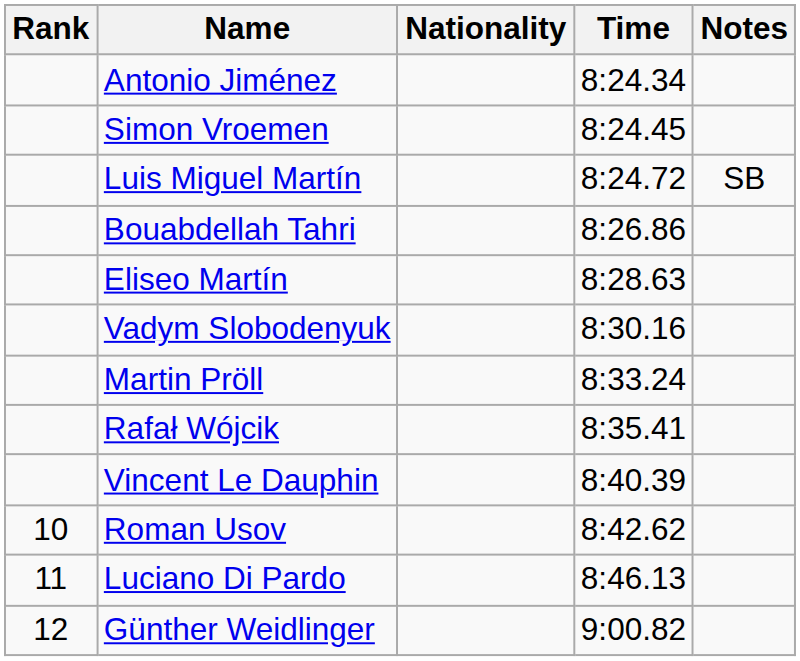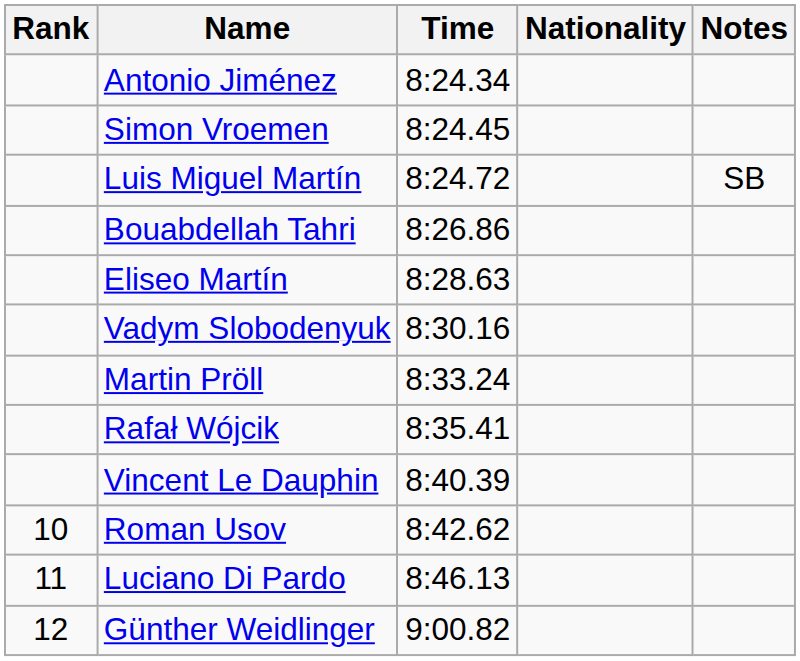columns swapped: (486, 29) <-> (633, 29)
